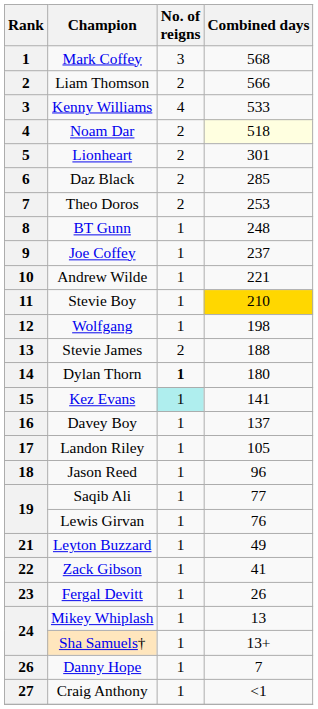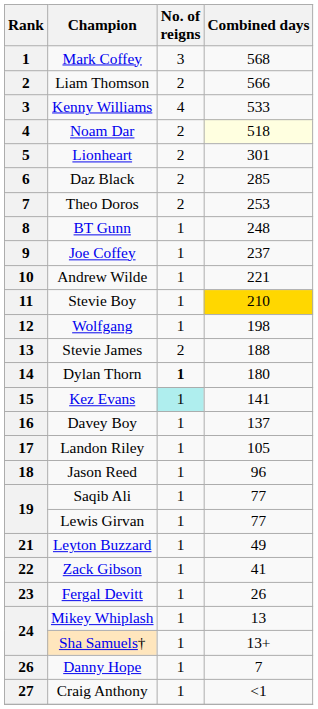(258, 521) 76 -> (258, 521) 77
